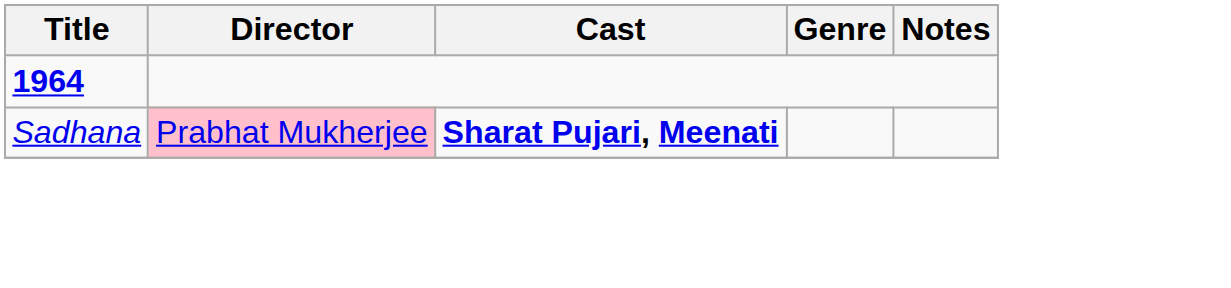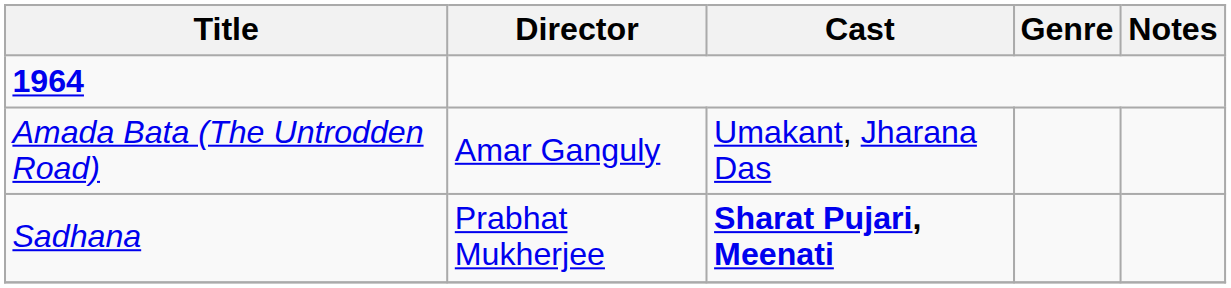+ row: (218, 150)
(292, 132) pink background -> (530, 237) no background
